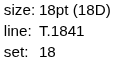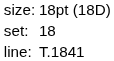rows swapped: (16, 52) <-> (18, 31)
